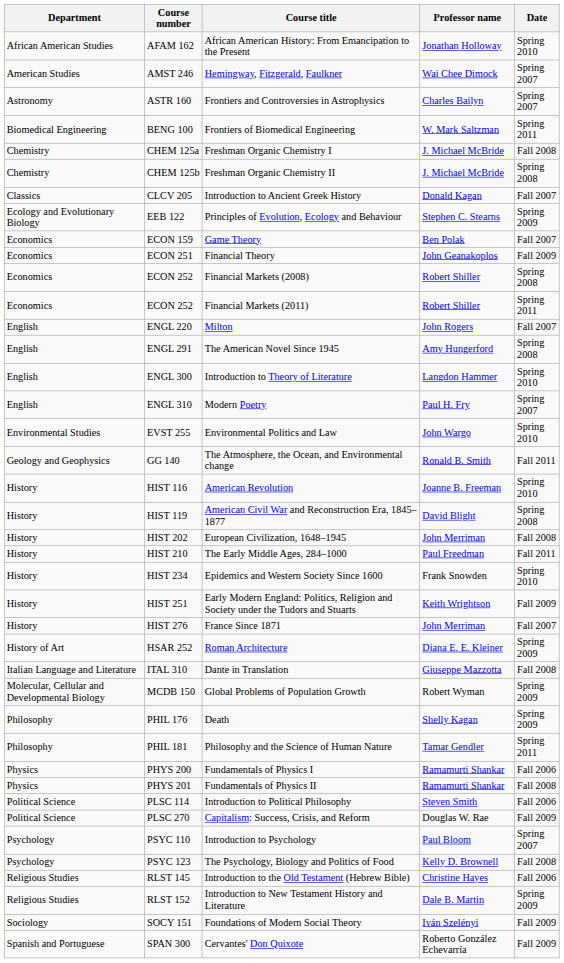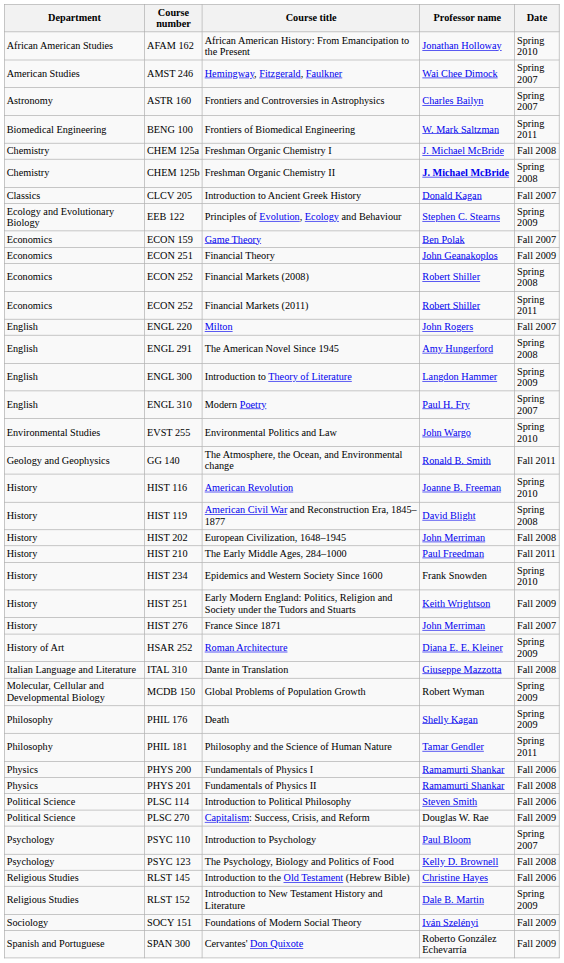(463, 173) normal -> (466, 173) bold
(531, 377) Spring 2010 -> (531, 377) Spring 2009
